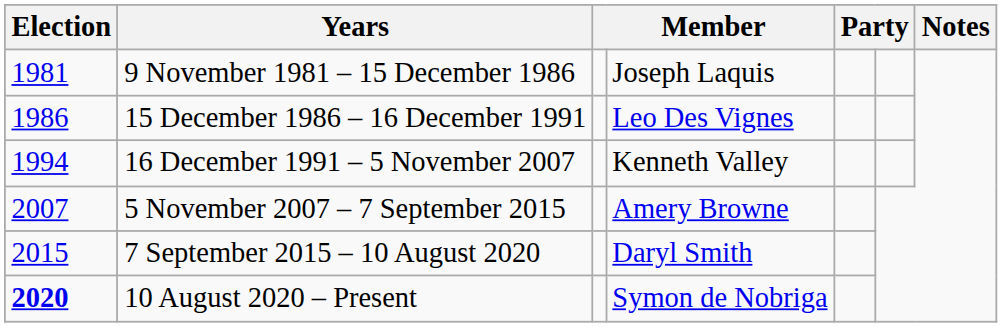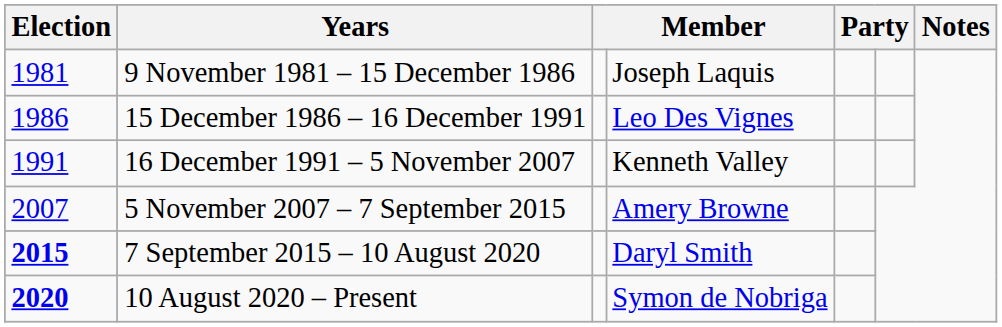(40, 162) 1994 -> (40, 162) 1991
(40, 252) normal -> (40, 252) bold
